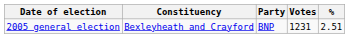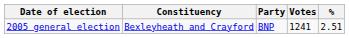(300, 26) 1231 -> (300, 26) 1241
